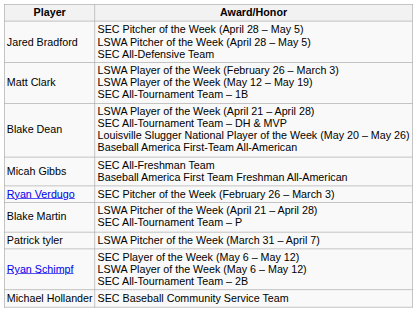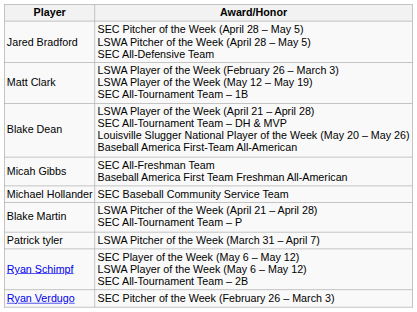rows swapped: (50, 298) <-> (41, 194)
